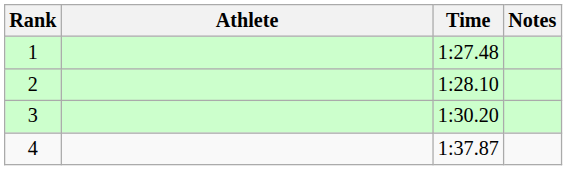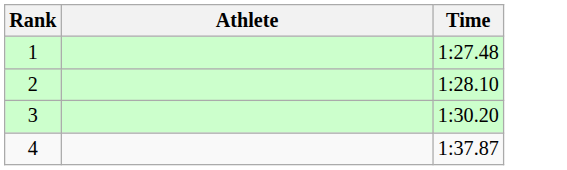- column: (532, 20)
